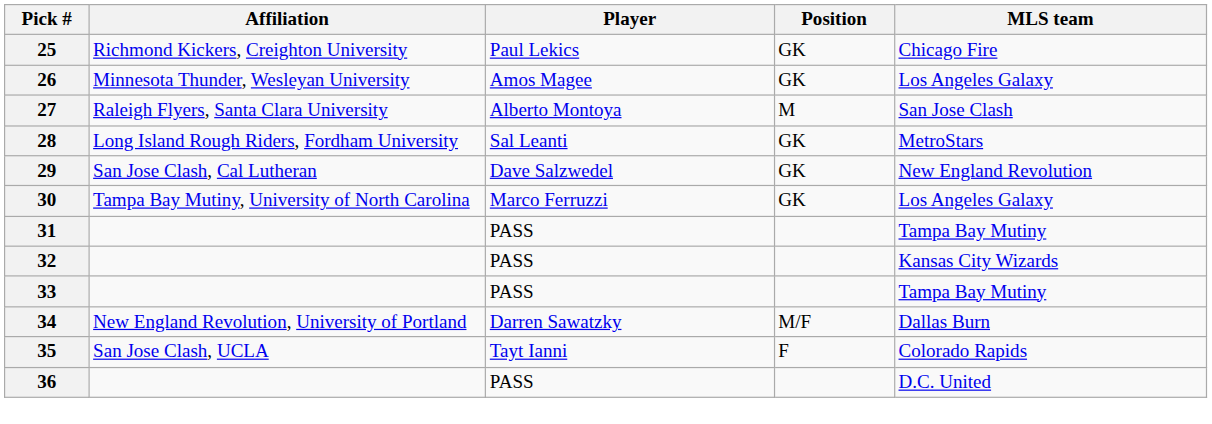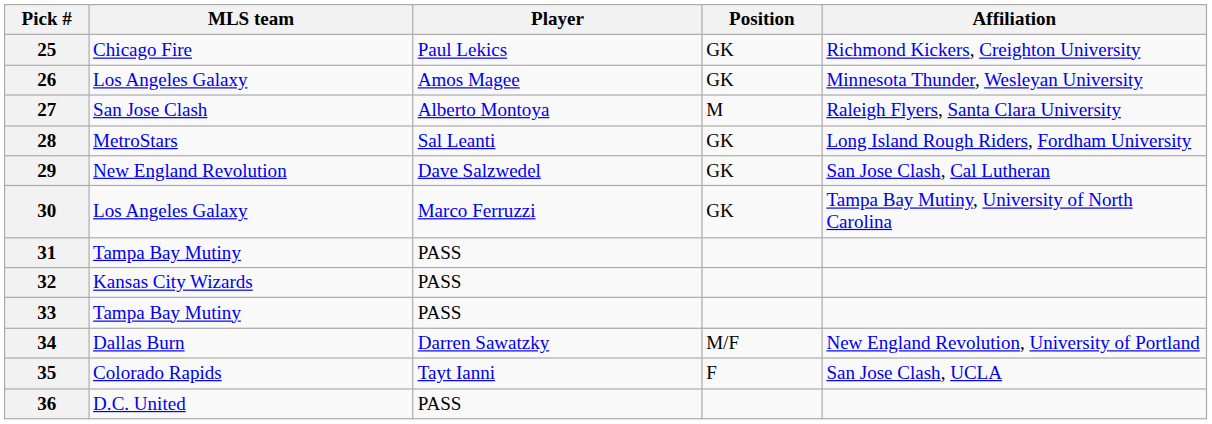columns swapped: (1050, 19) <-> (287, 19)
